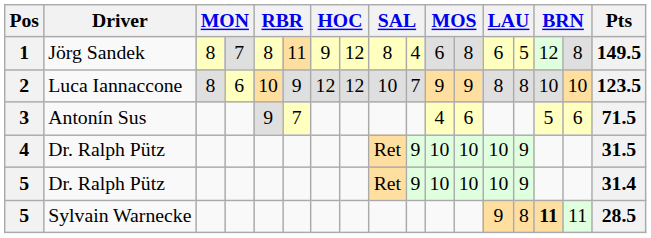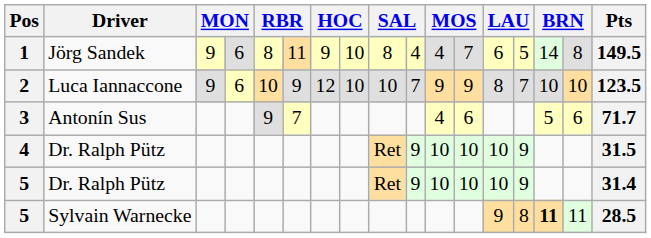(210, 52) 8 -> (210, 52) 9
(239, 52) 7 -> (239, 52) 6
(355, 52) 12 -> (355, 52) 10
(439, 52) 6 -> (439, 52) 4
(469, 52) 8 -> (469, 52) 7
(549, 52) 12 -> (549, 52) 14
(210, 85) 8 -> (210, 85) 9
(355, 85) 12 -> (355, 85) 10
(524, 85) 8 -> (524, 85) 7
(619, 117) 71.5 -> (619, 117) 71.7
